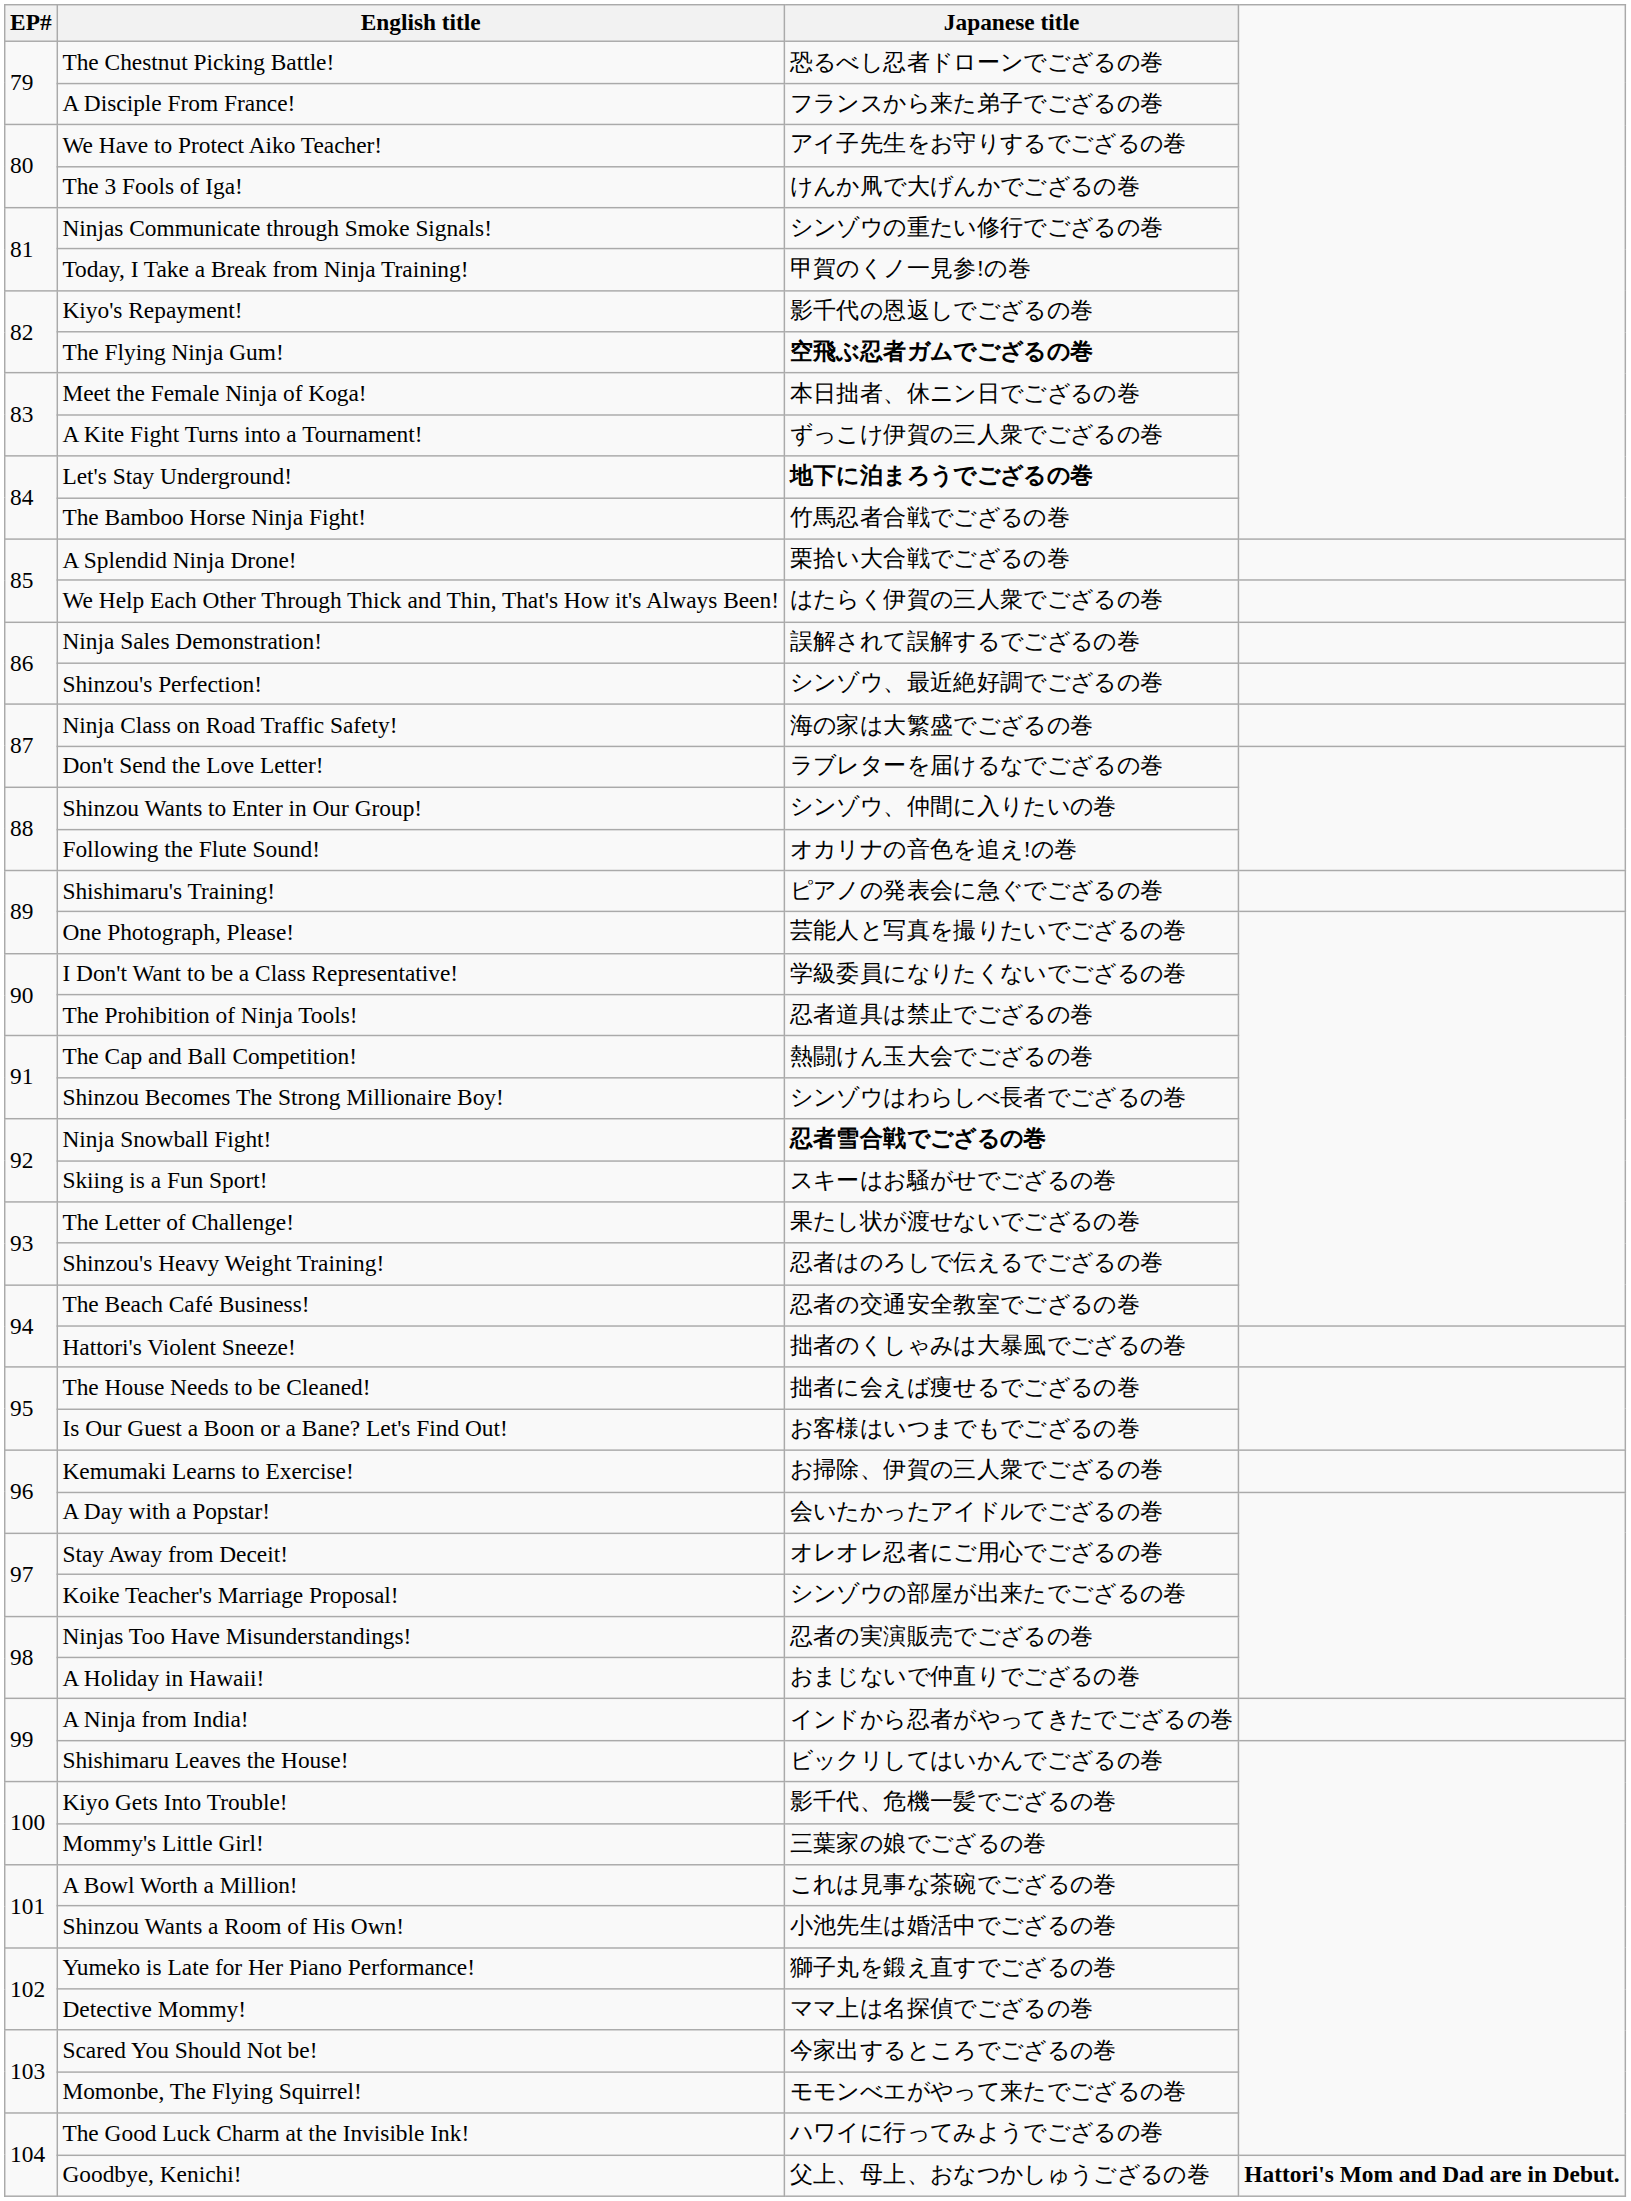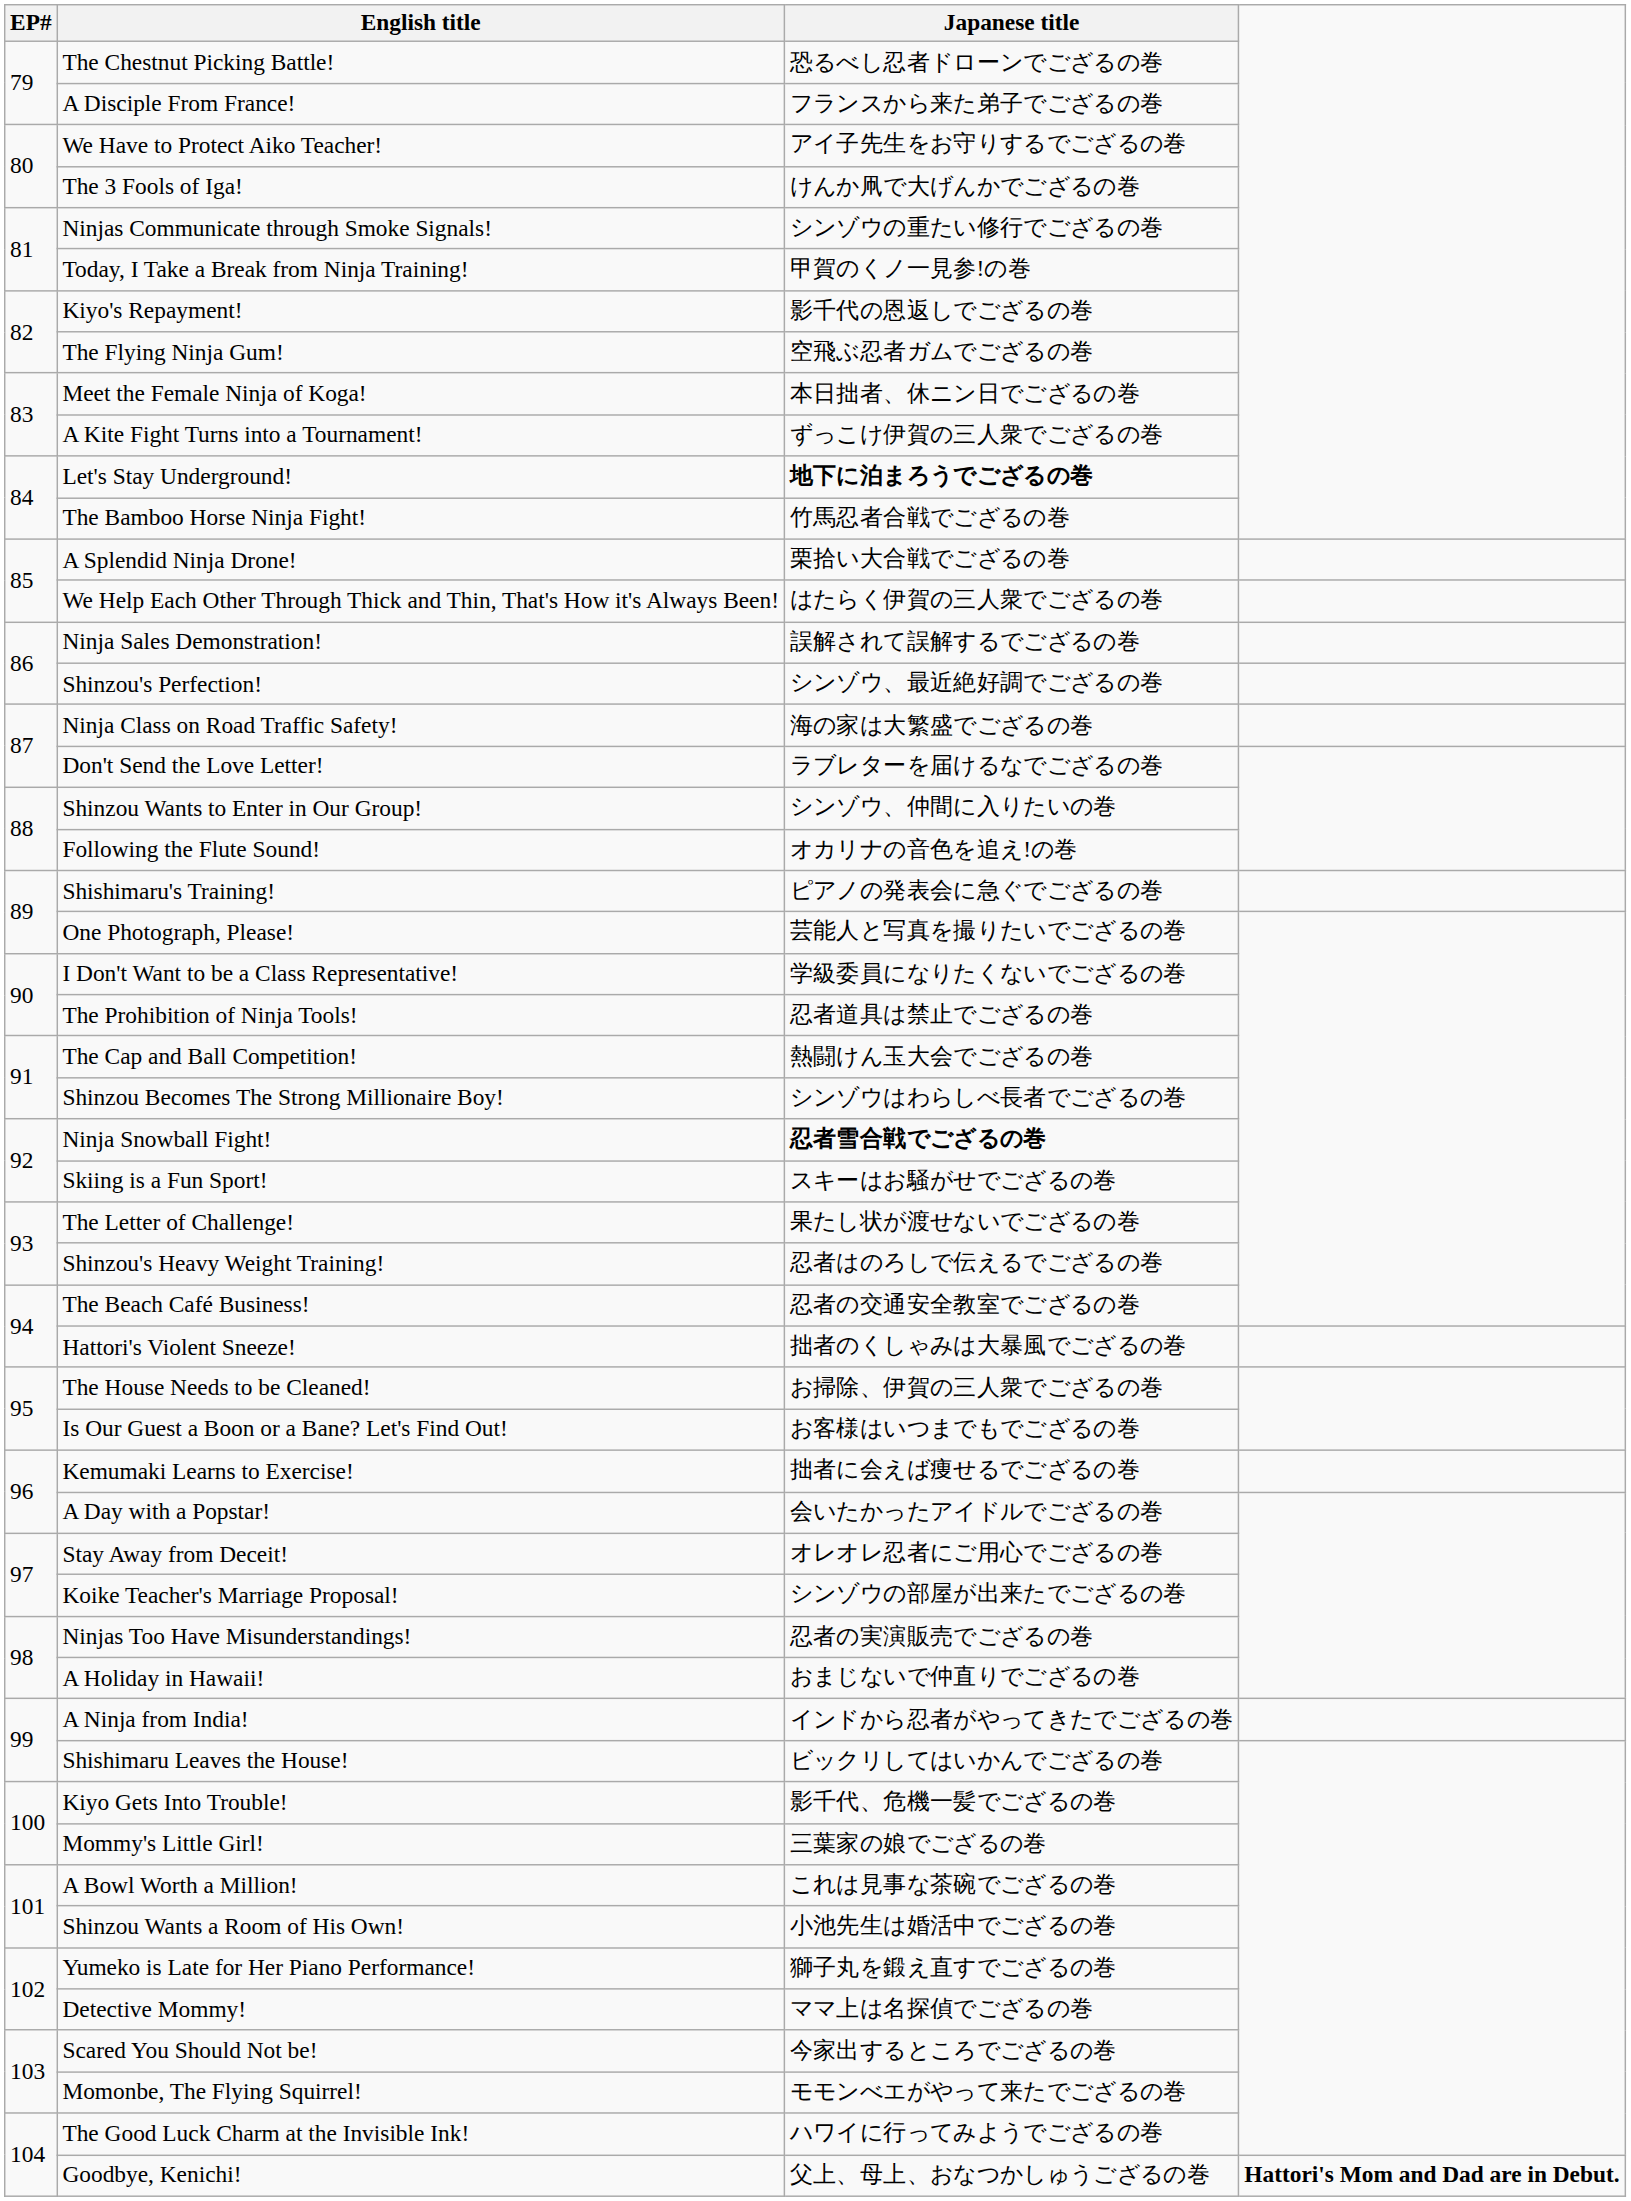(942, 351) bold -> (942, 351) normal
(965, 1387) 拙者に会えば痩せるでござるの巻 -> (977, 1387) お掃除、伊賀の三人衆でござるの巻
(977, 1470) お掃除、伊賀の三人衆でござるの巻 -> (965, 1470) 拙者に会えば痩せるでござるの巻
